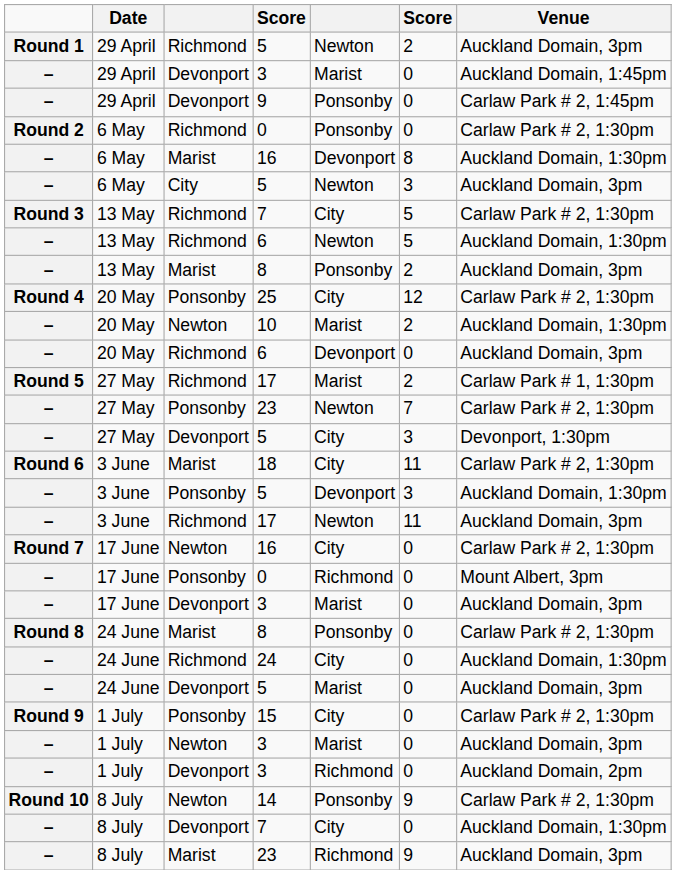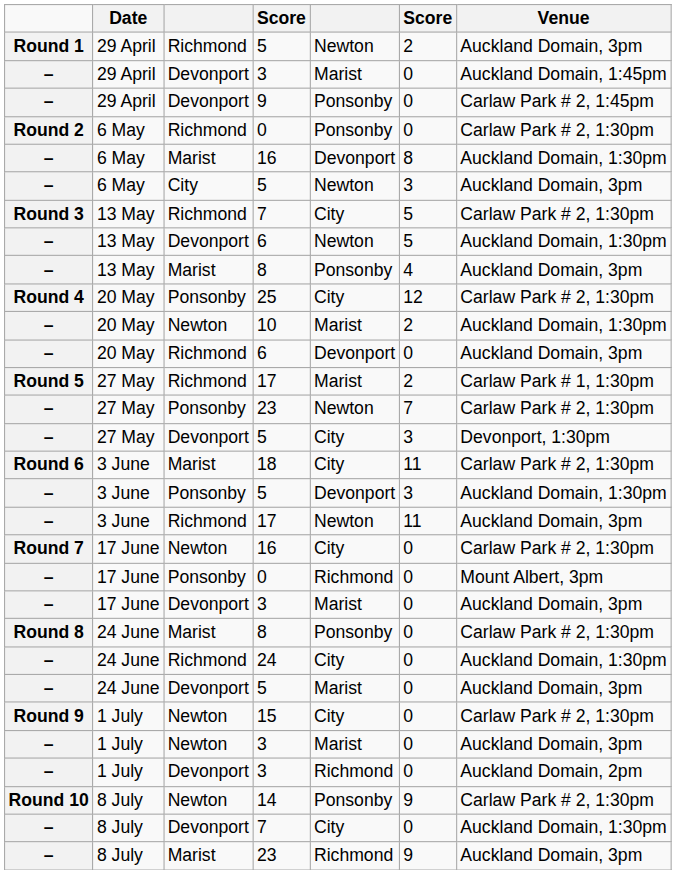(207, 241) Richmond -> (208, 241) Devonport
(408, 269) 2 -> (408, 269) 4
(207, 716) Ponsonby -> (197, 716) Newton
